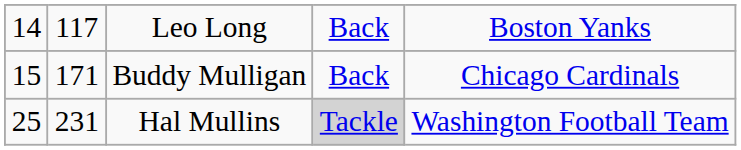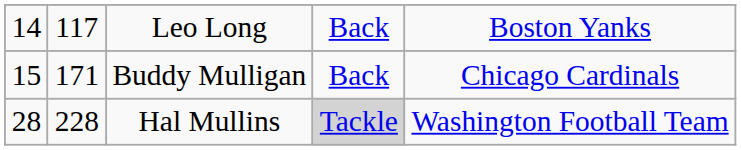(26, 121) 25 -> (26, 121) 28
(77, 121) 231 -> (77, 121) 228
